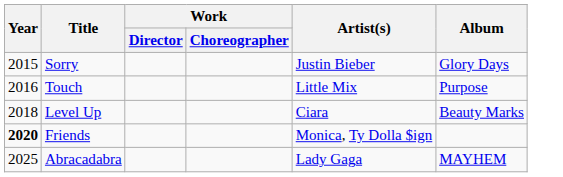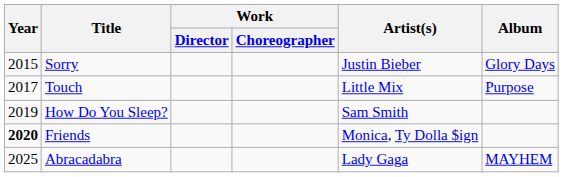(23, 87) 2016 -> (23, 87) 2017
- row: (73, 111)
+ row: (106, 111)
